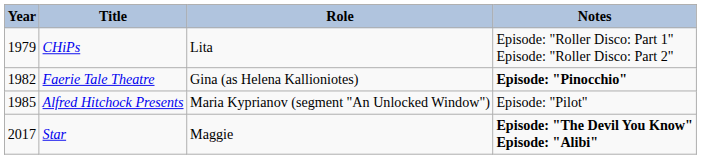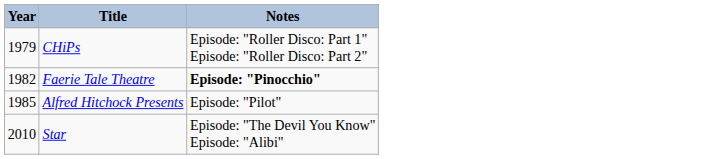- column: (340, 16)
(22, 134) 2017 -> (22, 134) 2010
(595, 134) bold -> (283, 134) normal
